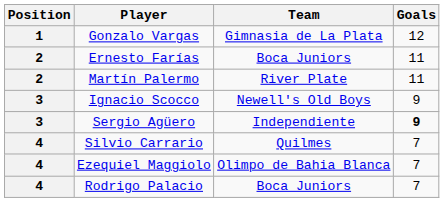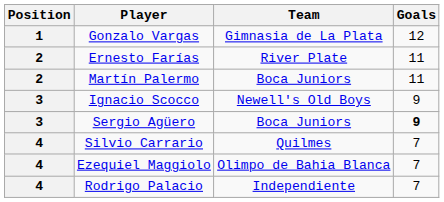(304, 58) Boca Juniors -> (304, 58) River Plate
(304, 79) River Plate -> (304, 79) Boca Juniors
(304, 122) Independiente -> (304, 122) Boca Juniors
(304, 186) Boca Juniors -> (304, 186) Independiente
